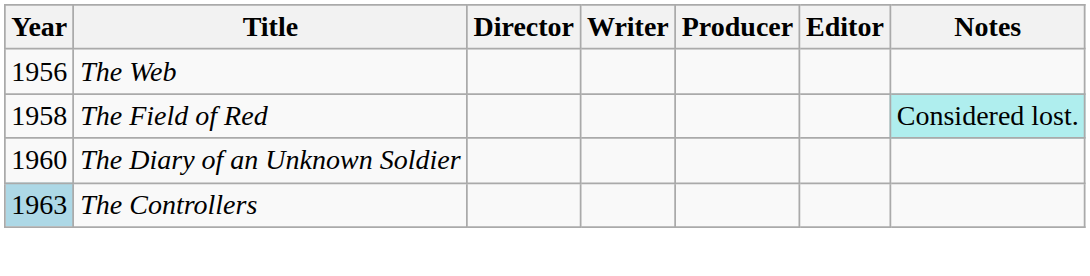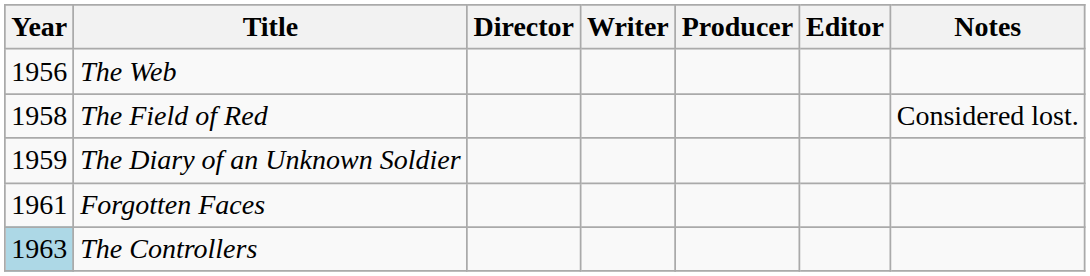(988, 115) paleturquoise background -> (988, 115) no background
(39, 159) 1960 -> (39, 159) 1959
+ row: (173, 204)
